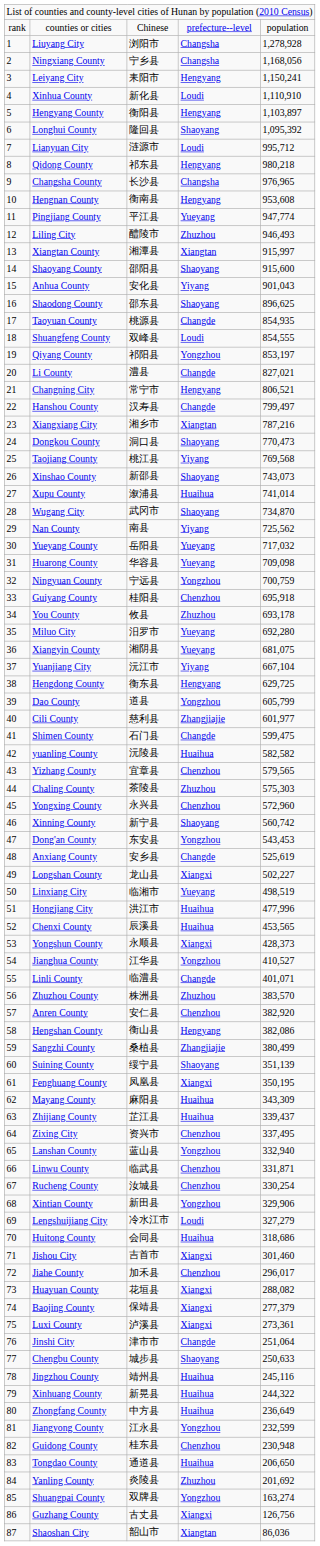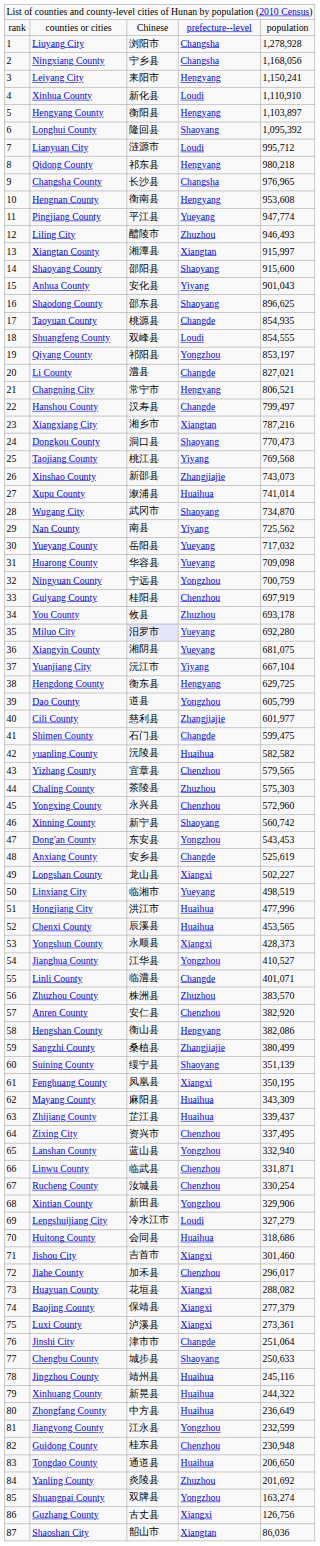(200, 476) Shaoyang -> (203, 476) Zhangjiajie
(278, 597) 695,918 -> (278, 597) 697,919
(144, 632) no background -> (144, 632) lavender background
